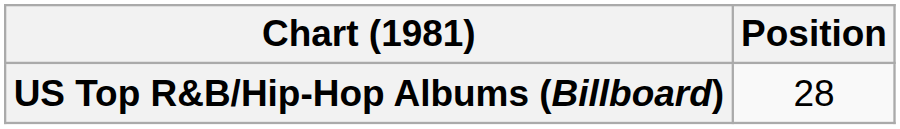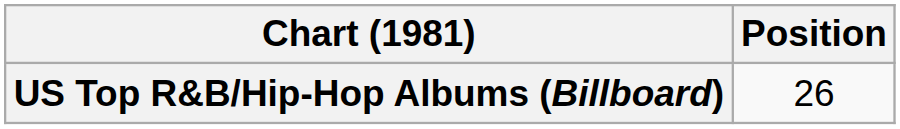(814, 92) 28 -> (814, 92) 26
